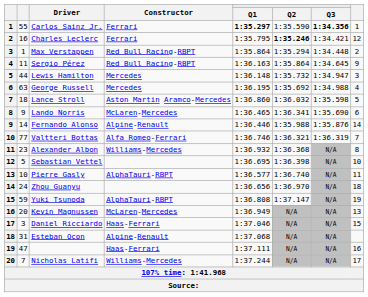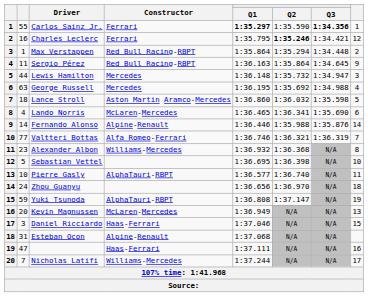(23, 113) 9 -> (23, 113) 4
